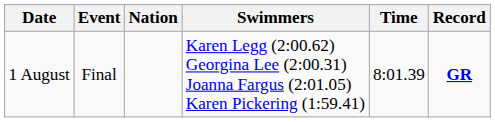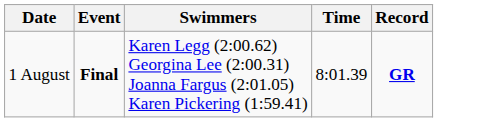- column: (153, 18)
(99, 74) normal -> (99, 74) bold
